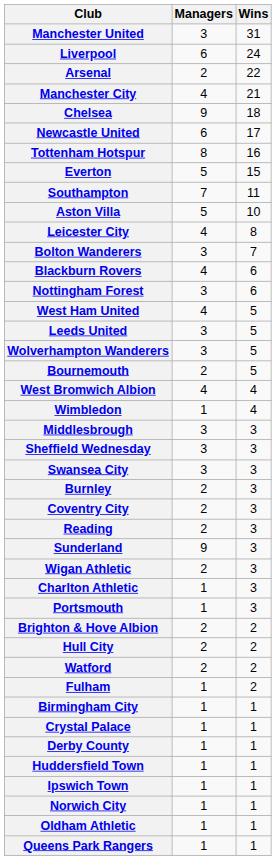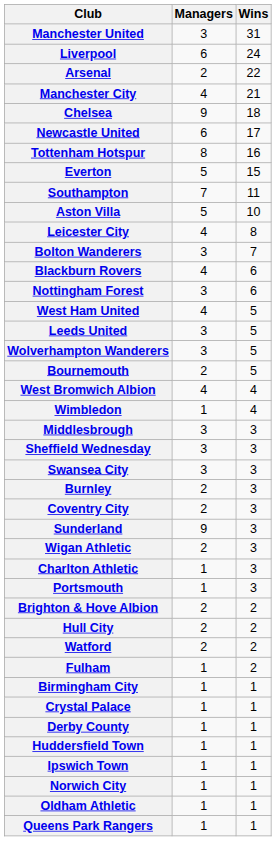- row: (88, 529)
